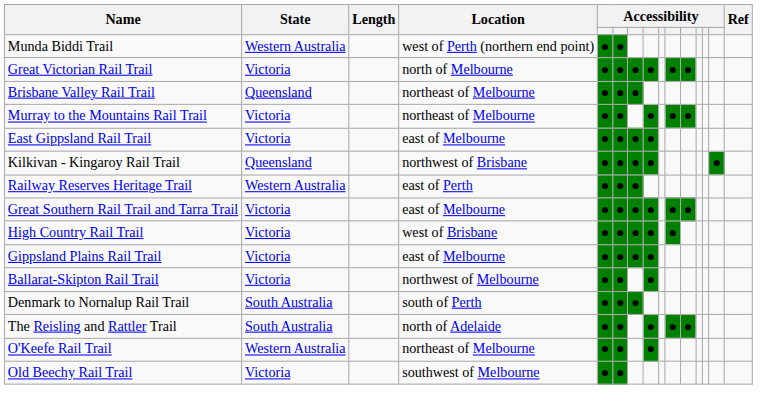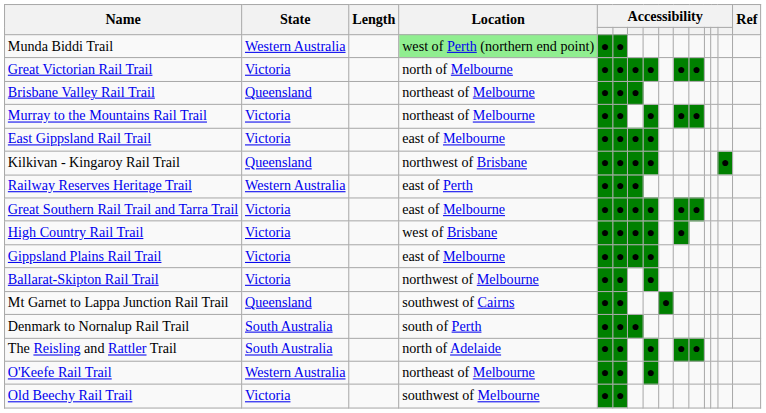(498, 45) no background -> (498, 45) lightgreen background
+ row: (118, 302)
